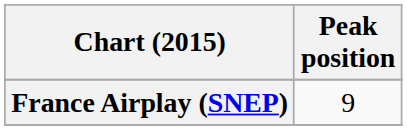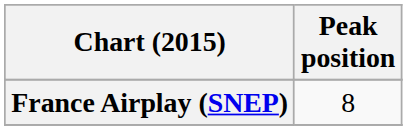(348, 102) 9 -> (348, 102) 8
